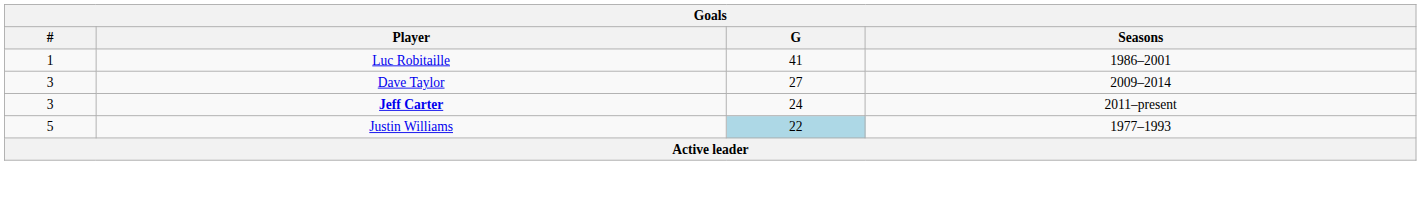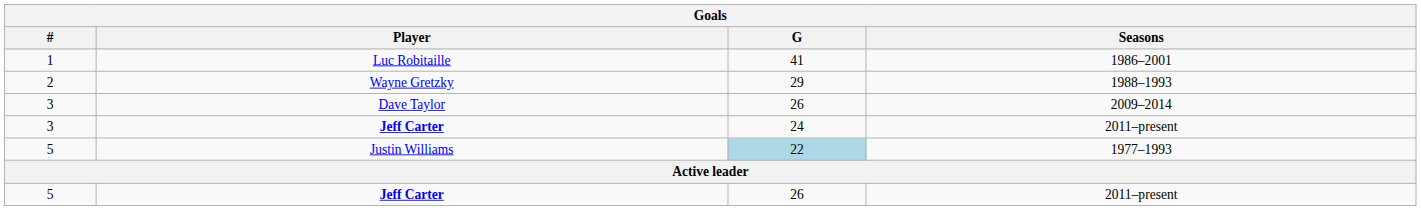+ row: (50, 82)
(796, 82) 27 -> (797, 105) 26
+ row: (50, 194)
